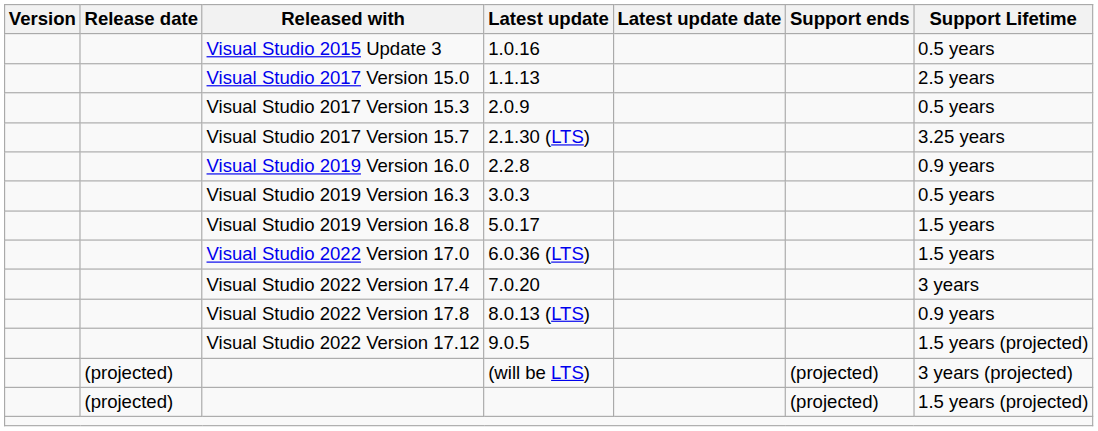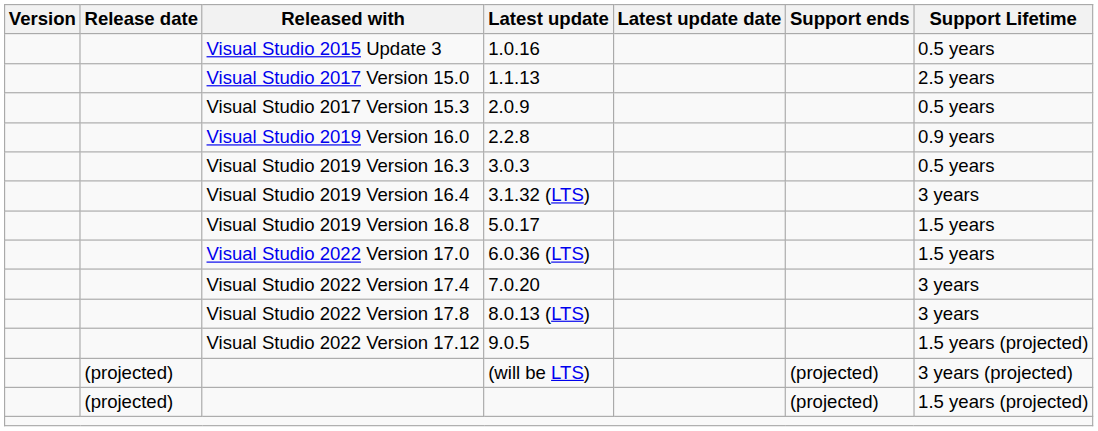- row: (141, 137)
+ row: (141, 196)
(956, 313) 0.9 years -> (949, 313) 3 years
